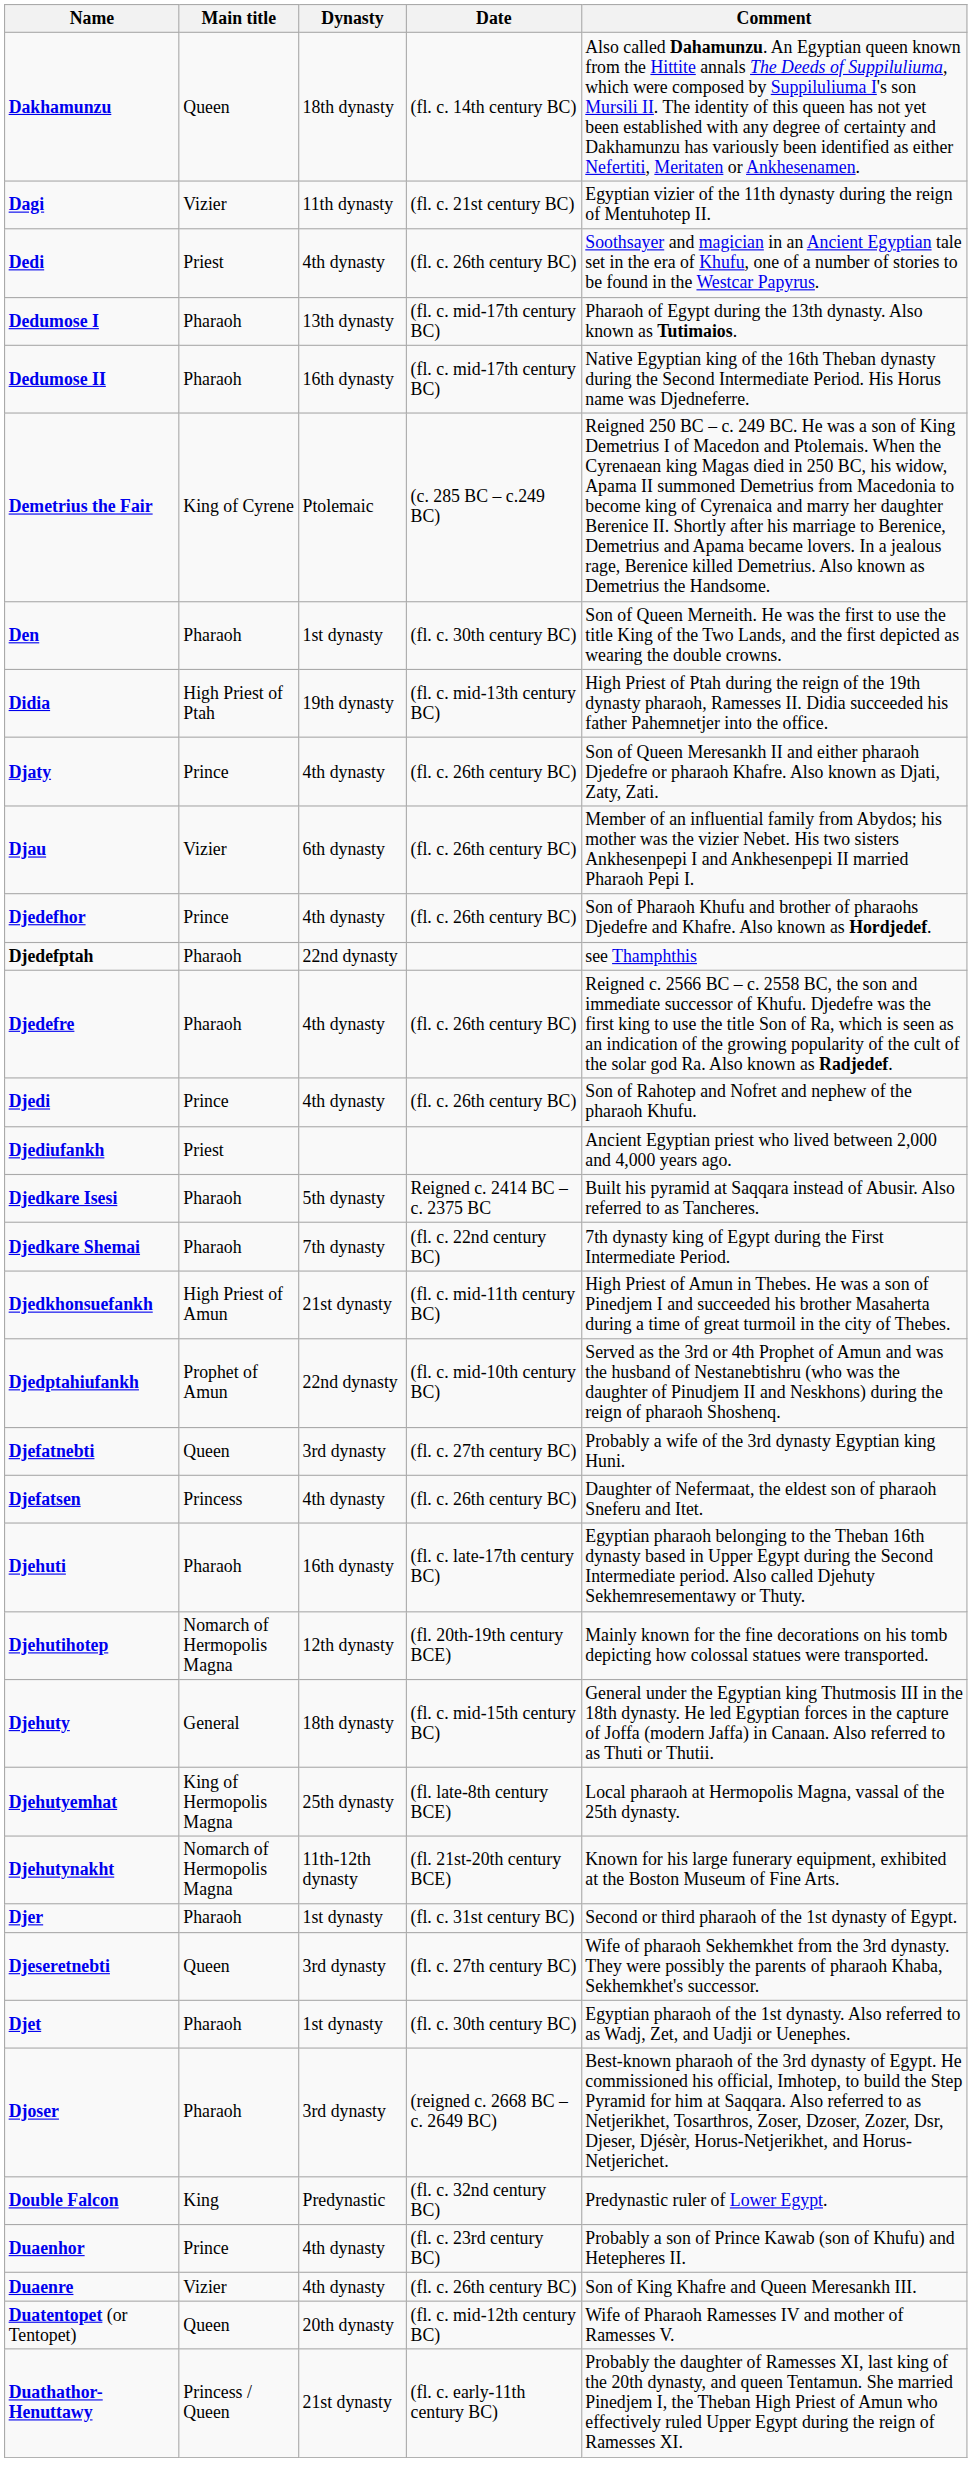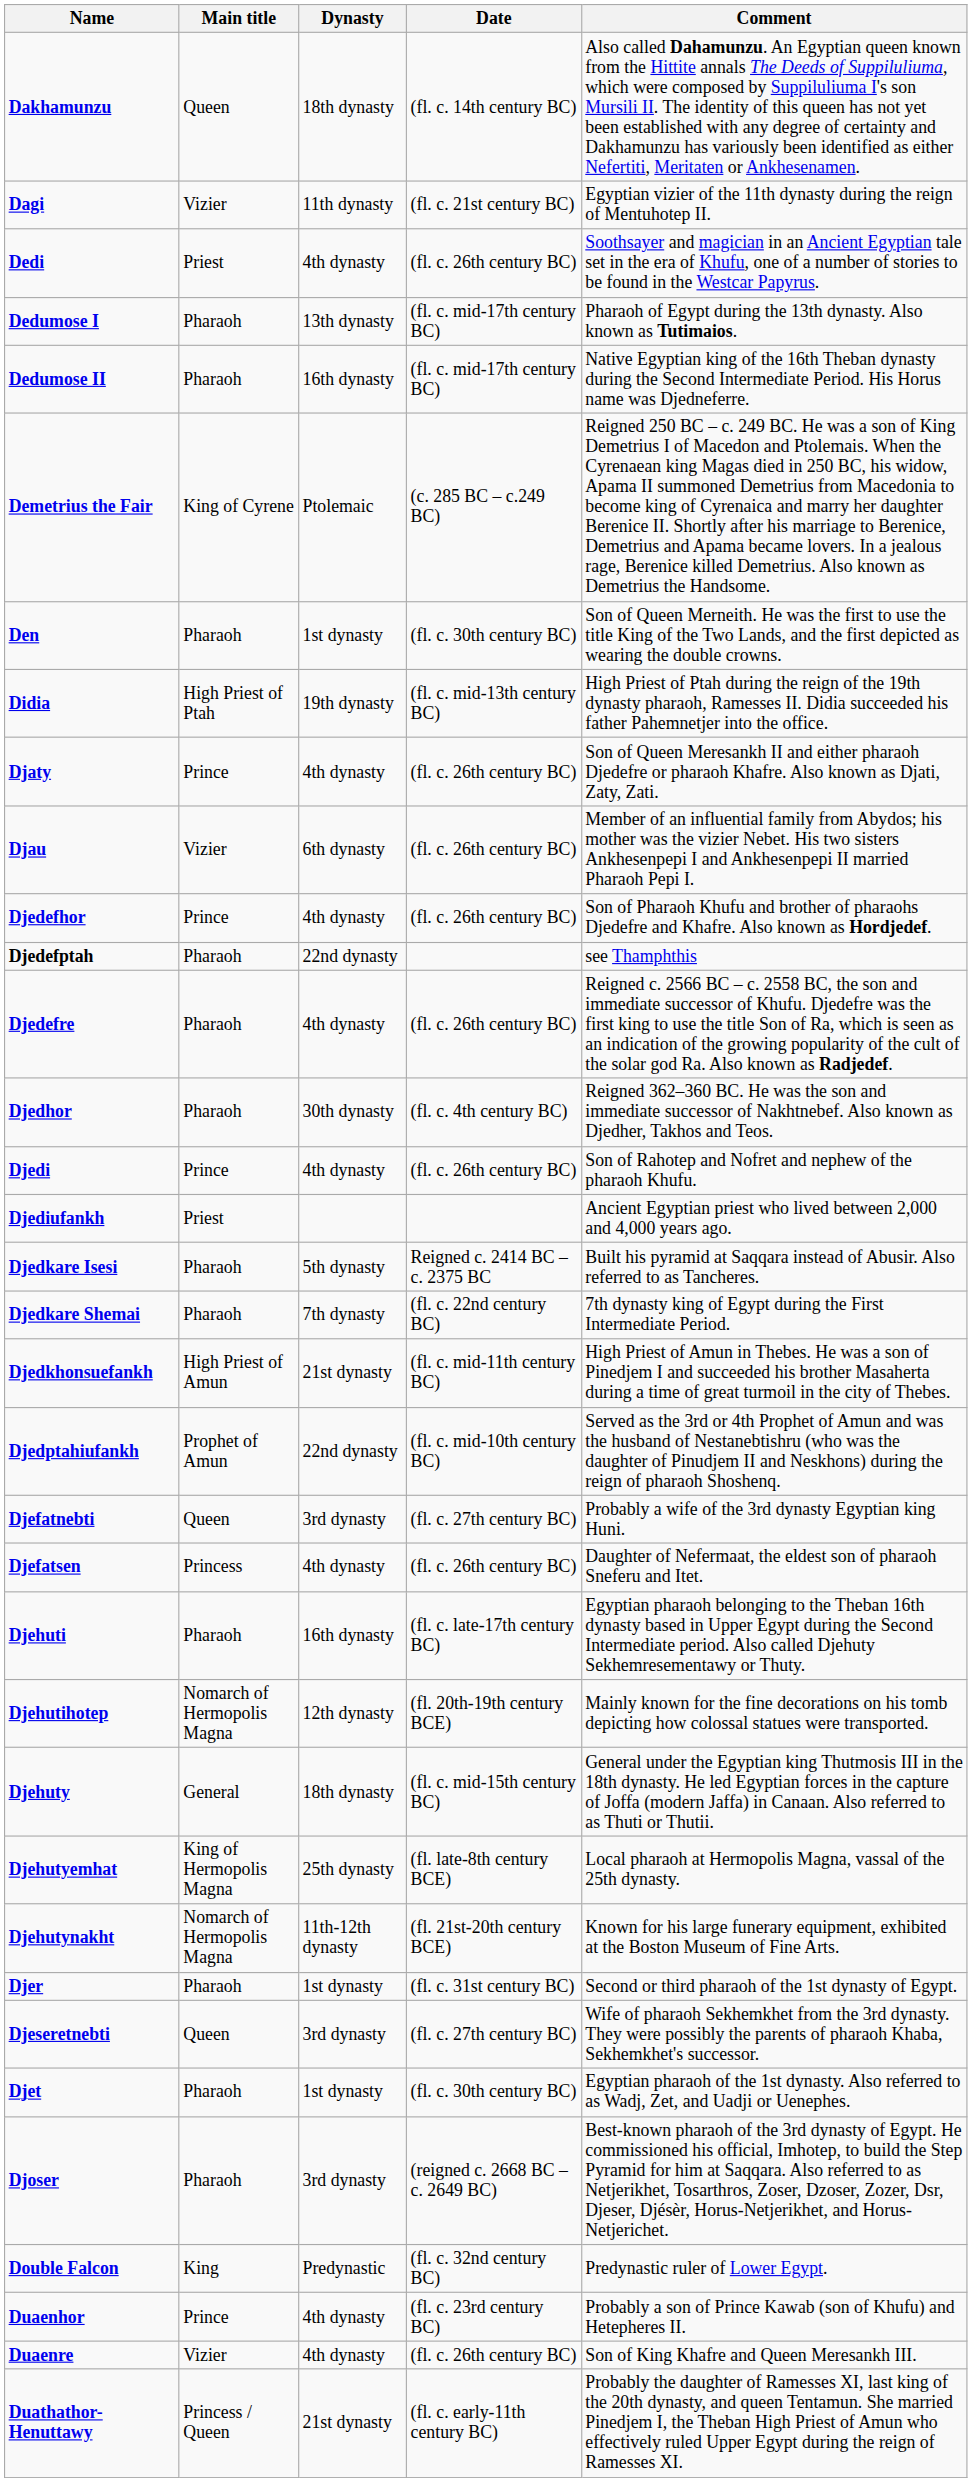+ row: (40, 1112)
- row: (68, 2324)
